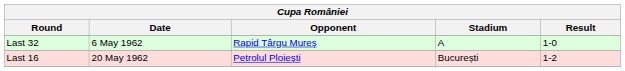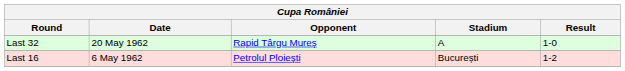(117, 43) 6 May 1962 -> (120, 43) 20 May 1962
(120, 58) 20 May 1962 -> (117, 58) 6 May 1962
